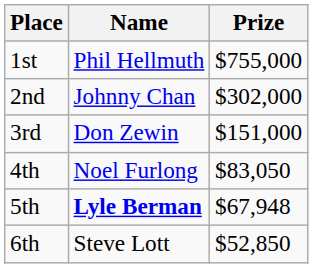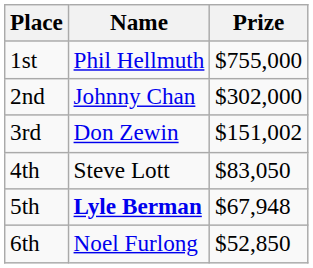(259, 133) $151,000 -> (259, 133) $151,002
(136, 170) Noel Furlong -> (122, 170) Steve Lott
(122, 243) Steve Lott -> (136, 243) Noel Furlong
